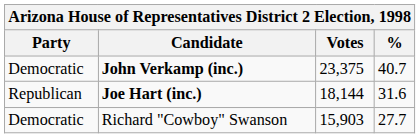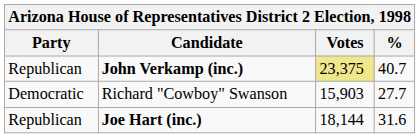(46, 68) Democratic -> (45, 68) Republican
(342, 68) no background -> (342, 68) khaki background
rows swapped: (152, 94) <-> (194, 119)
